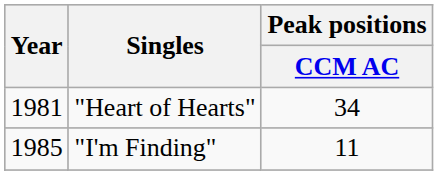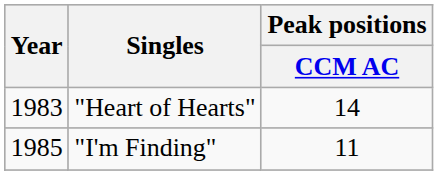(37, 107) 1981 -> (37, 107) 1983
(347, 107) 34 -> (347, 107) 14
